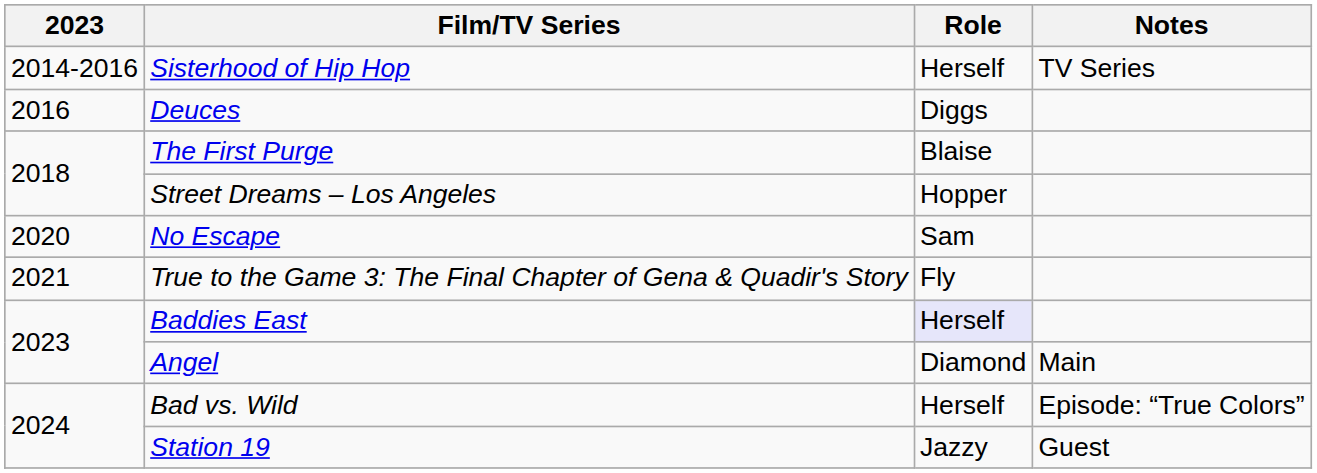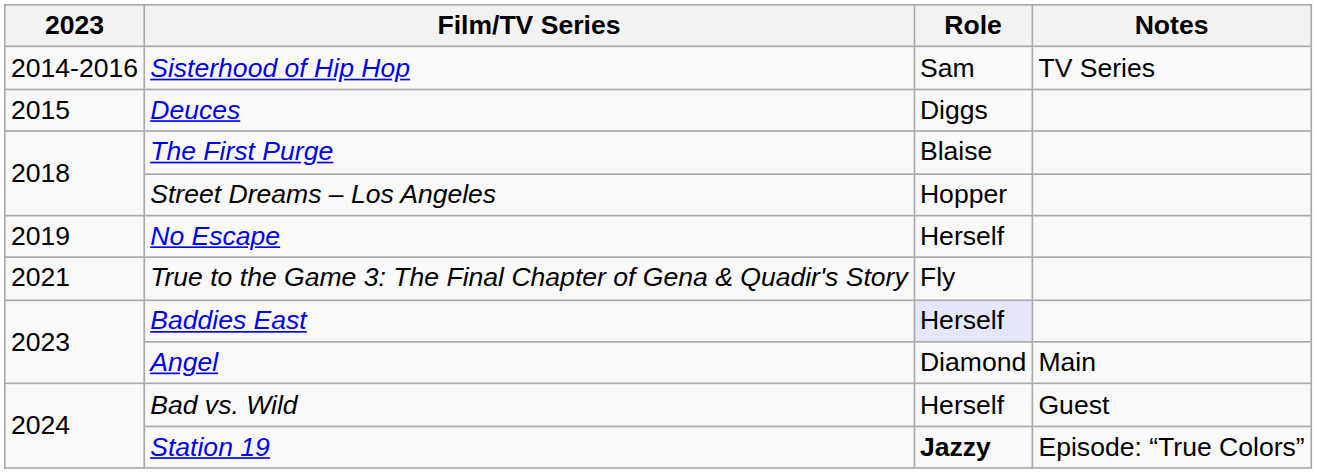(962, 67) Herself -> (947, 67) Sam
(40, 109) 2016 -> (40, 109) 2015
(40, 236) 2020 -> (40, 236) 2019
(947, 236) Sam -> (962, 236) Herself
(1172, 404) Episode: “True Colors” -> (1074, 404) Guest
(954, 446) normal -> (955, 446) bold
(1074, 446) Guest -> (1172, 446) Episode: “True Colors”
